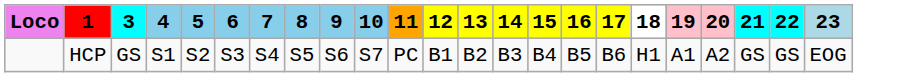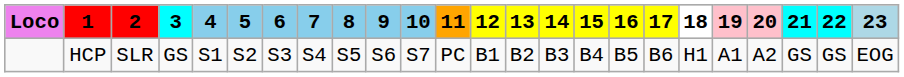+ column: (135, 22)
